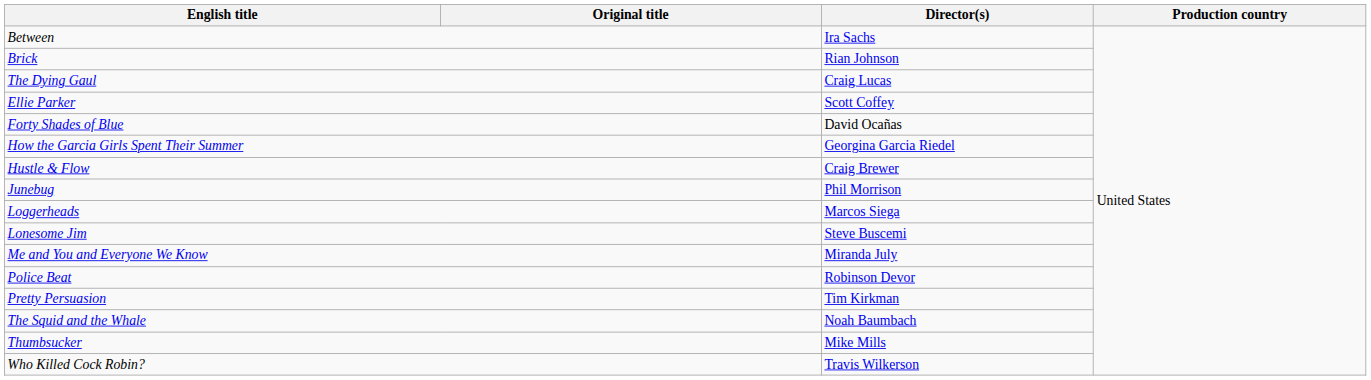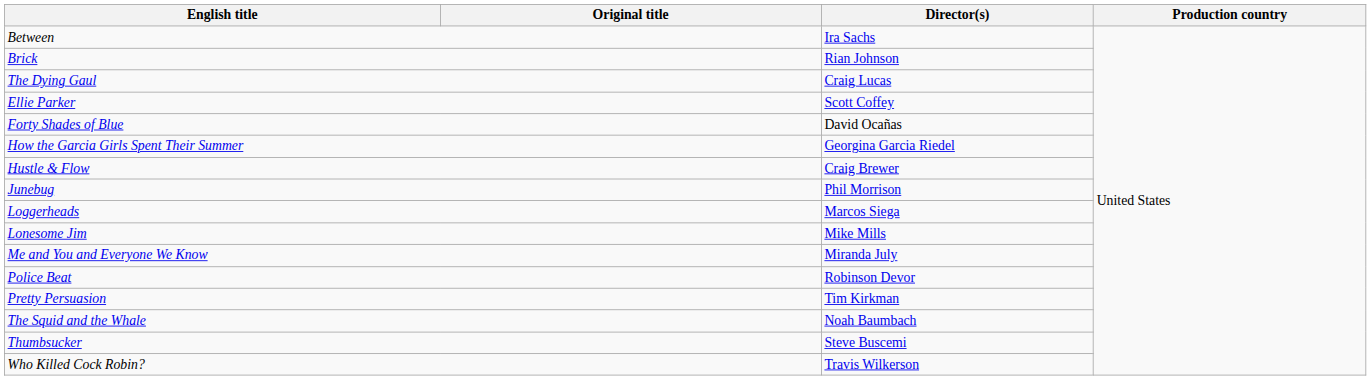(865, 233) Steve Buscemi -> (855, 233) Mike Mills
(855, 342) Mike Mills -> (865, 342) Steve Buscemi
